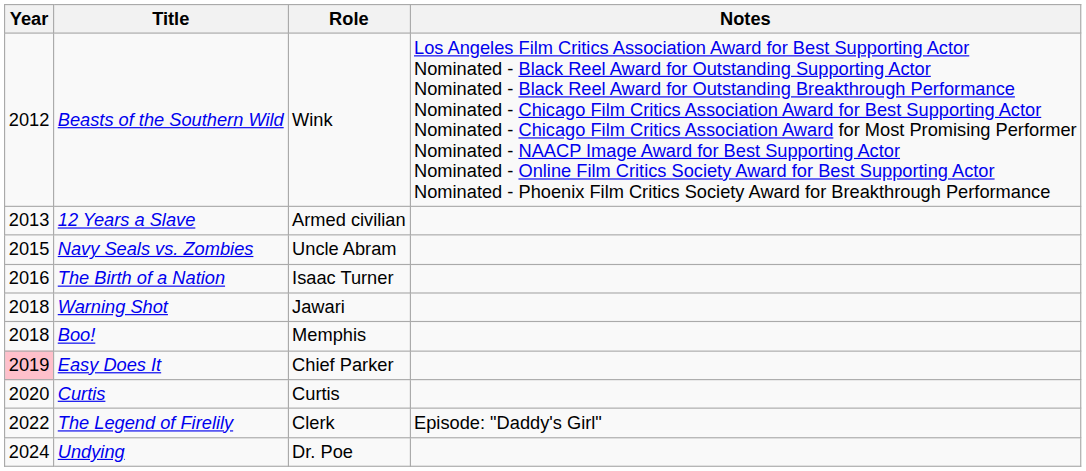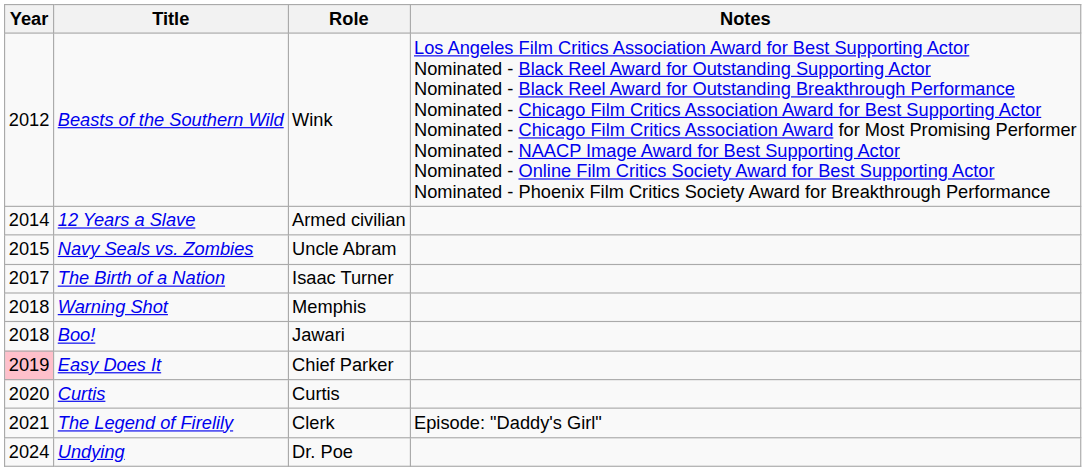(29, 220) 2013 -> (29, 220) 2014
(29, 278) 2016 -> (29, 278) 2017
(318, 307) Jawari -> (329, 307) Memphis
(329, 336) Memphis -> (318, 336) Jawari
(29, 422) 2022 -> (29, 422) 2021
